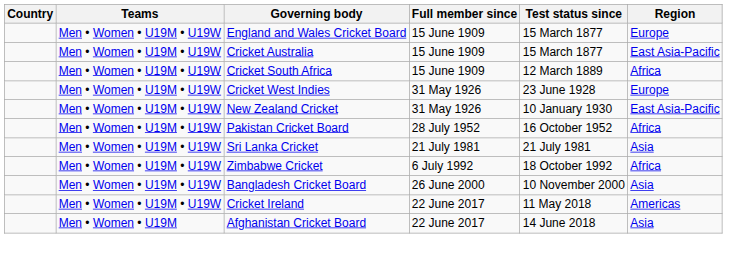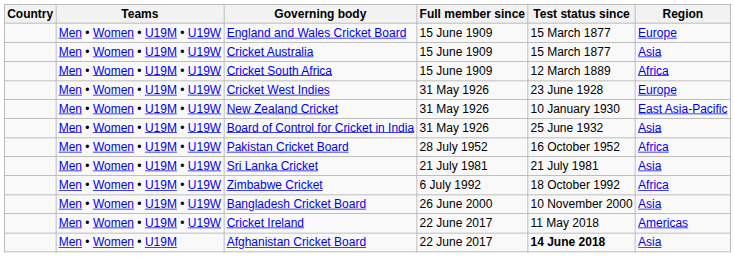(675, 52) East Asia-Pacific -> (650, 52) Asia
+ row: (320, 128)
(559, 223) normal -> (568, 242) bold
